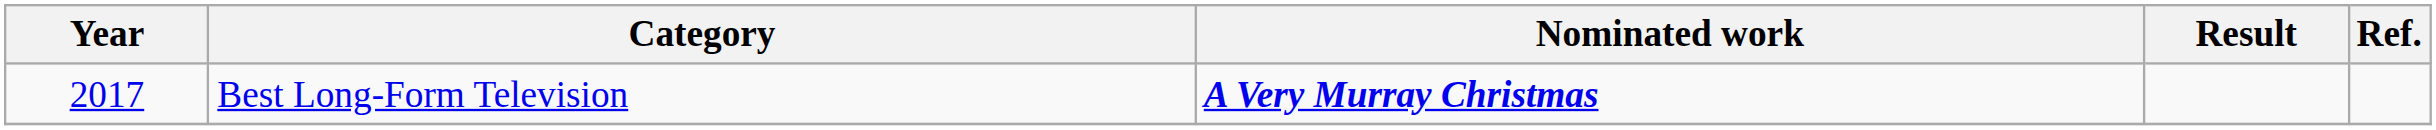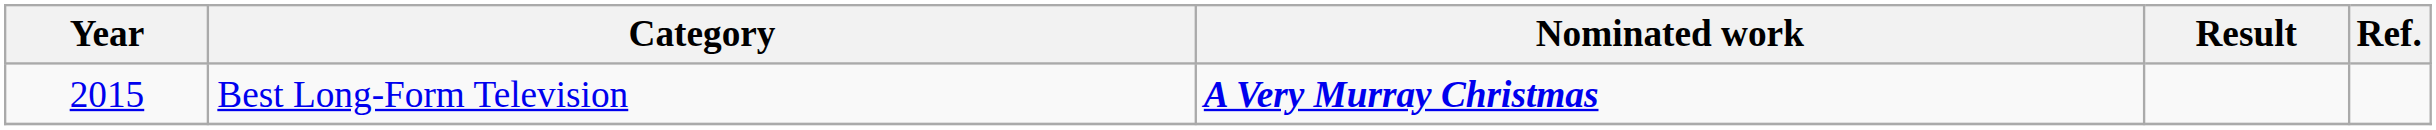(107, 93) 2017 -> (107, 93) 2015
